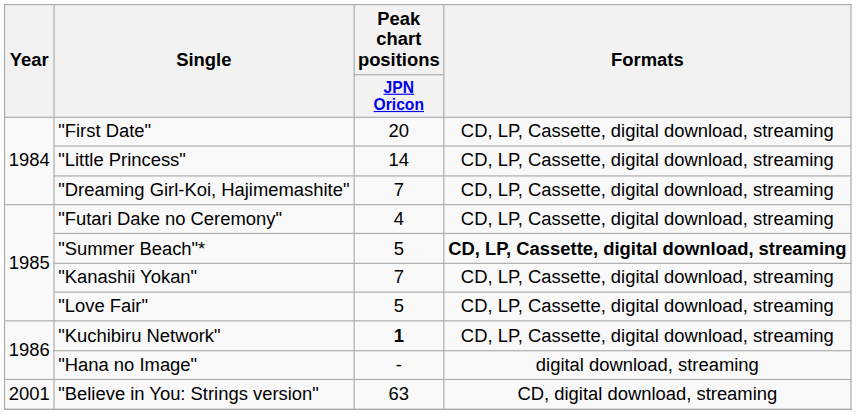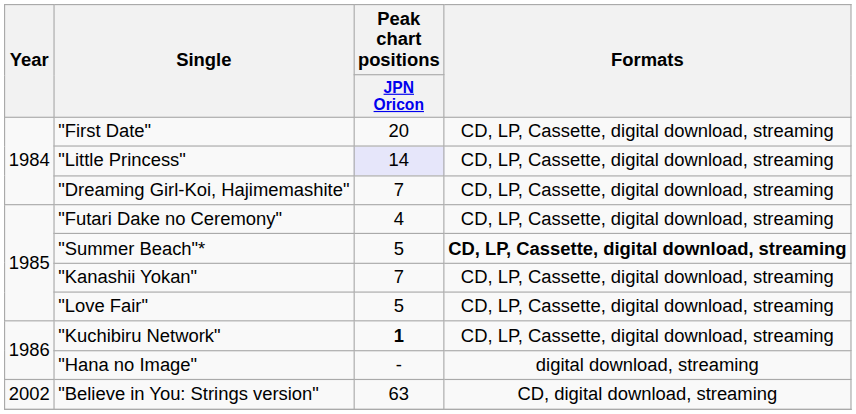(399, 160) no background -> (399, 160) lavender background
(29, 394) 2001 -> (29, 394) 2002
